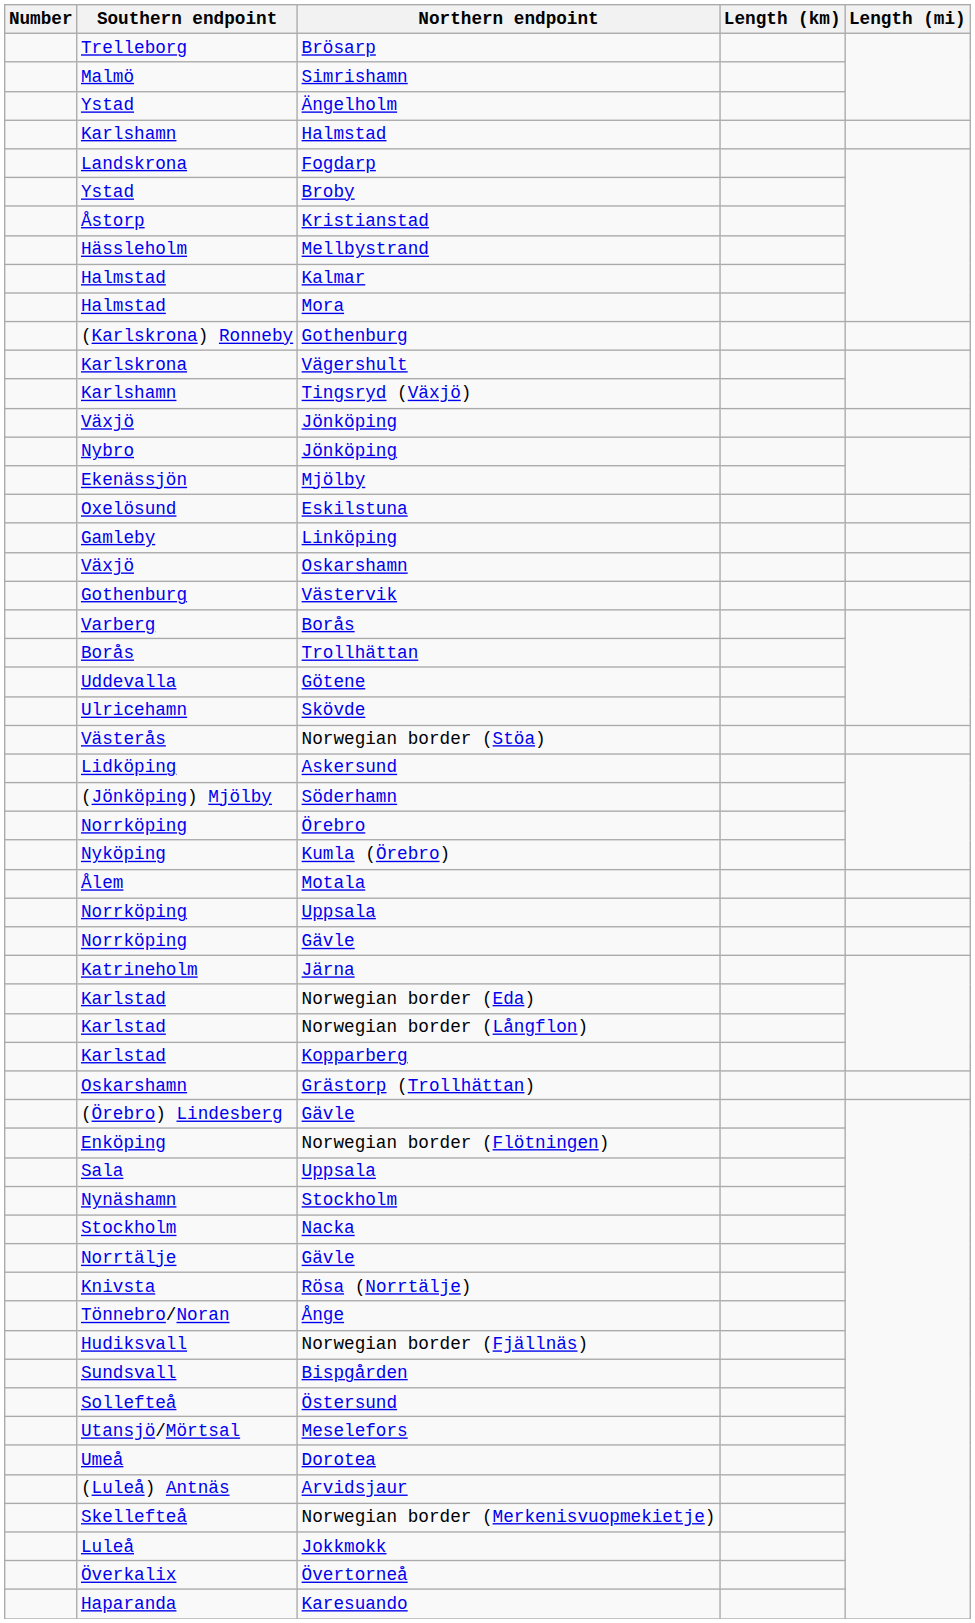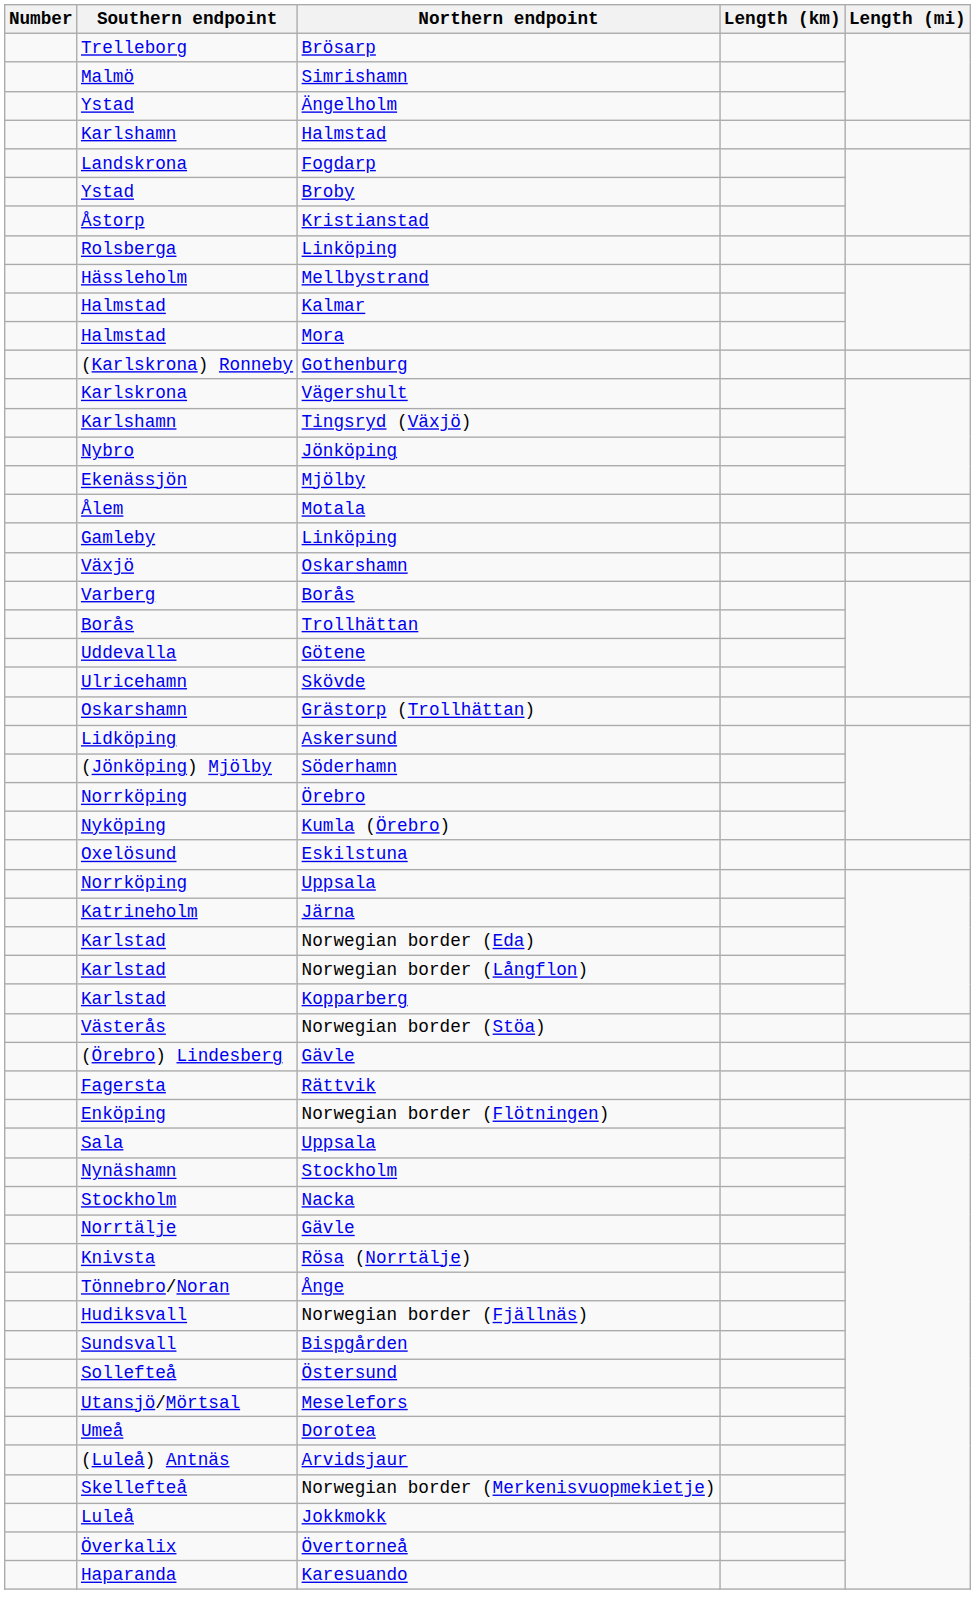+ row: (129, 250)
- row: (107, 422)
rows swapped: (102, 884) <-> (129, 509)
- row: (134, 595)
rows swapped: (134, 1085) <-> (123, 739)
- row: (134, 941)
+ row: (123, 1085)
